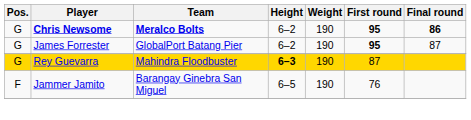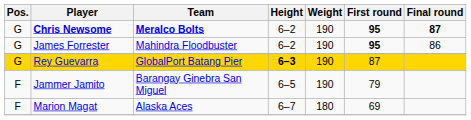(435, 29) 86 -> (435, 29) 87
(189, 45) GlobalPort Batang Pier -> (186, 45) Mahindra Floodbuster
(435, 45) 87 -> (435, 45) 86
(186, 62) Mahindra Floodbuster -> (189, 62) GlobalPort Batang Pier
(374, 84) 76 -> (374, 84) 79
+ row: (65, 106)
